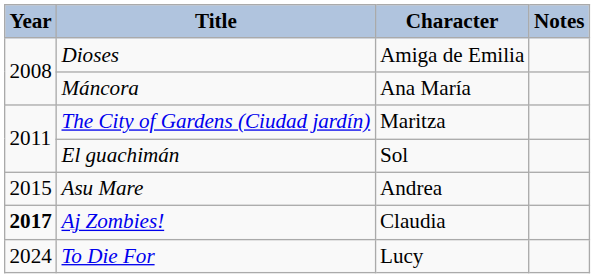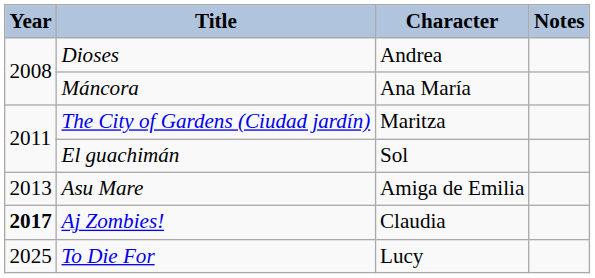(452, 54) Amiga de Emilia -> (411, 54) Andrea
(31, 188) 2015 -> (31, 188) 2013
(411, 188) Andrea -> (452, 188) Amiga de Emilia
(31, 255) 2024 -> (31, 255) 2025
